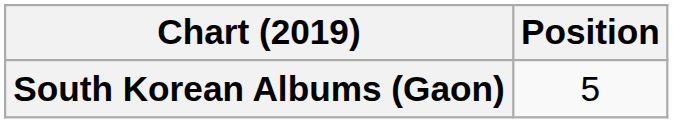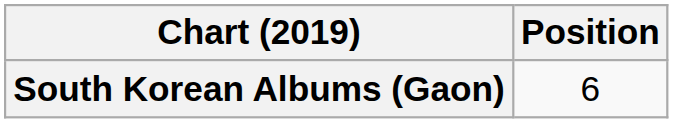(590, 88) 5 -> (590, 88) 6
